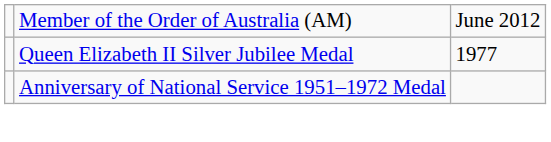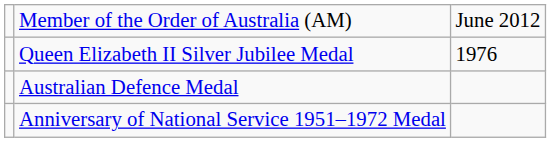(476, 53) 1977 -> (476, 53) 1976
+ row: (129, 86)
